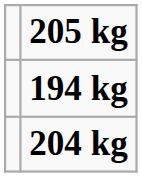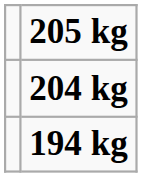rows swapped: (78, 143) <-> (78, 87)
